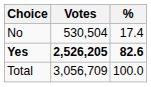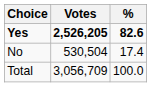rows swapped: (18, 52) <-> (15, 33)
